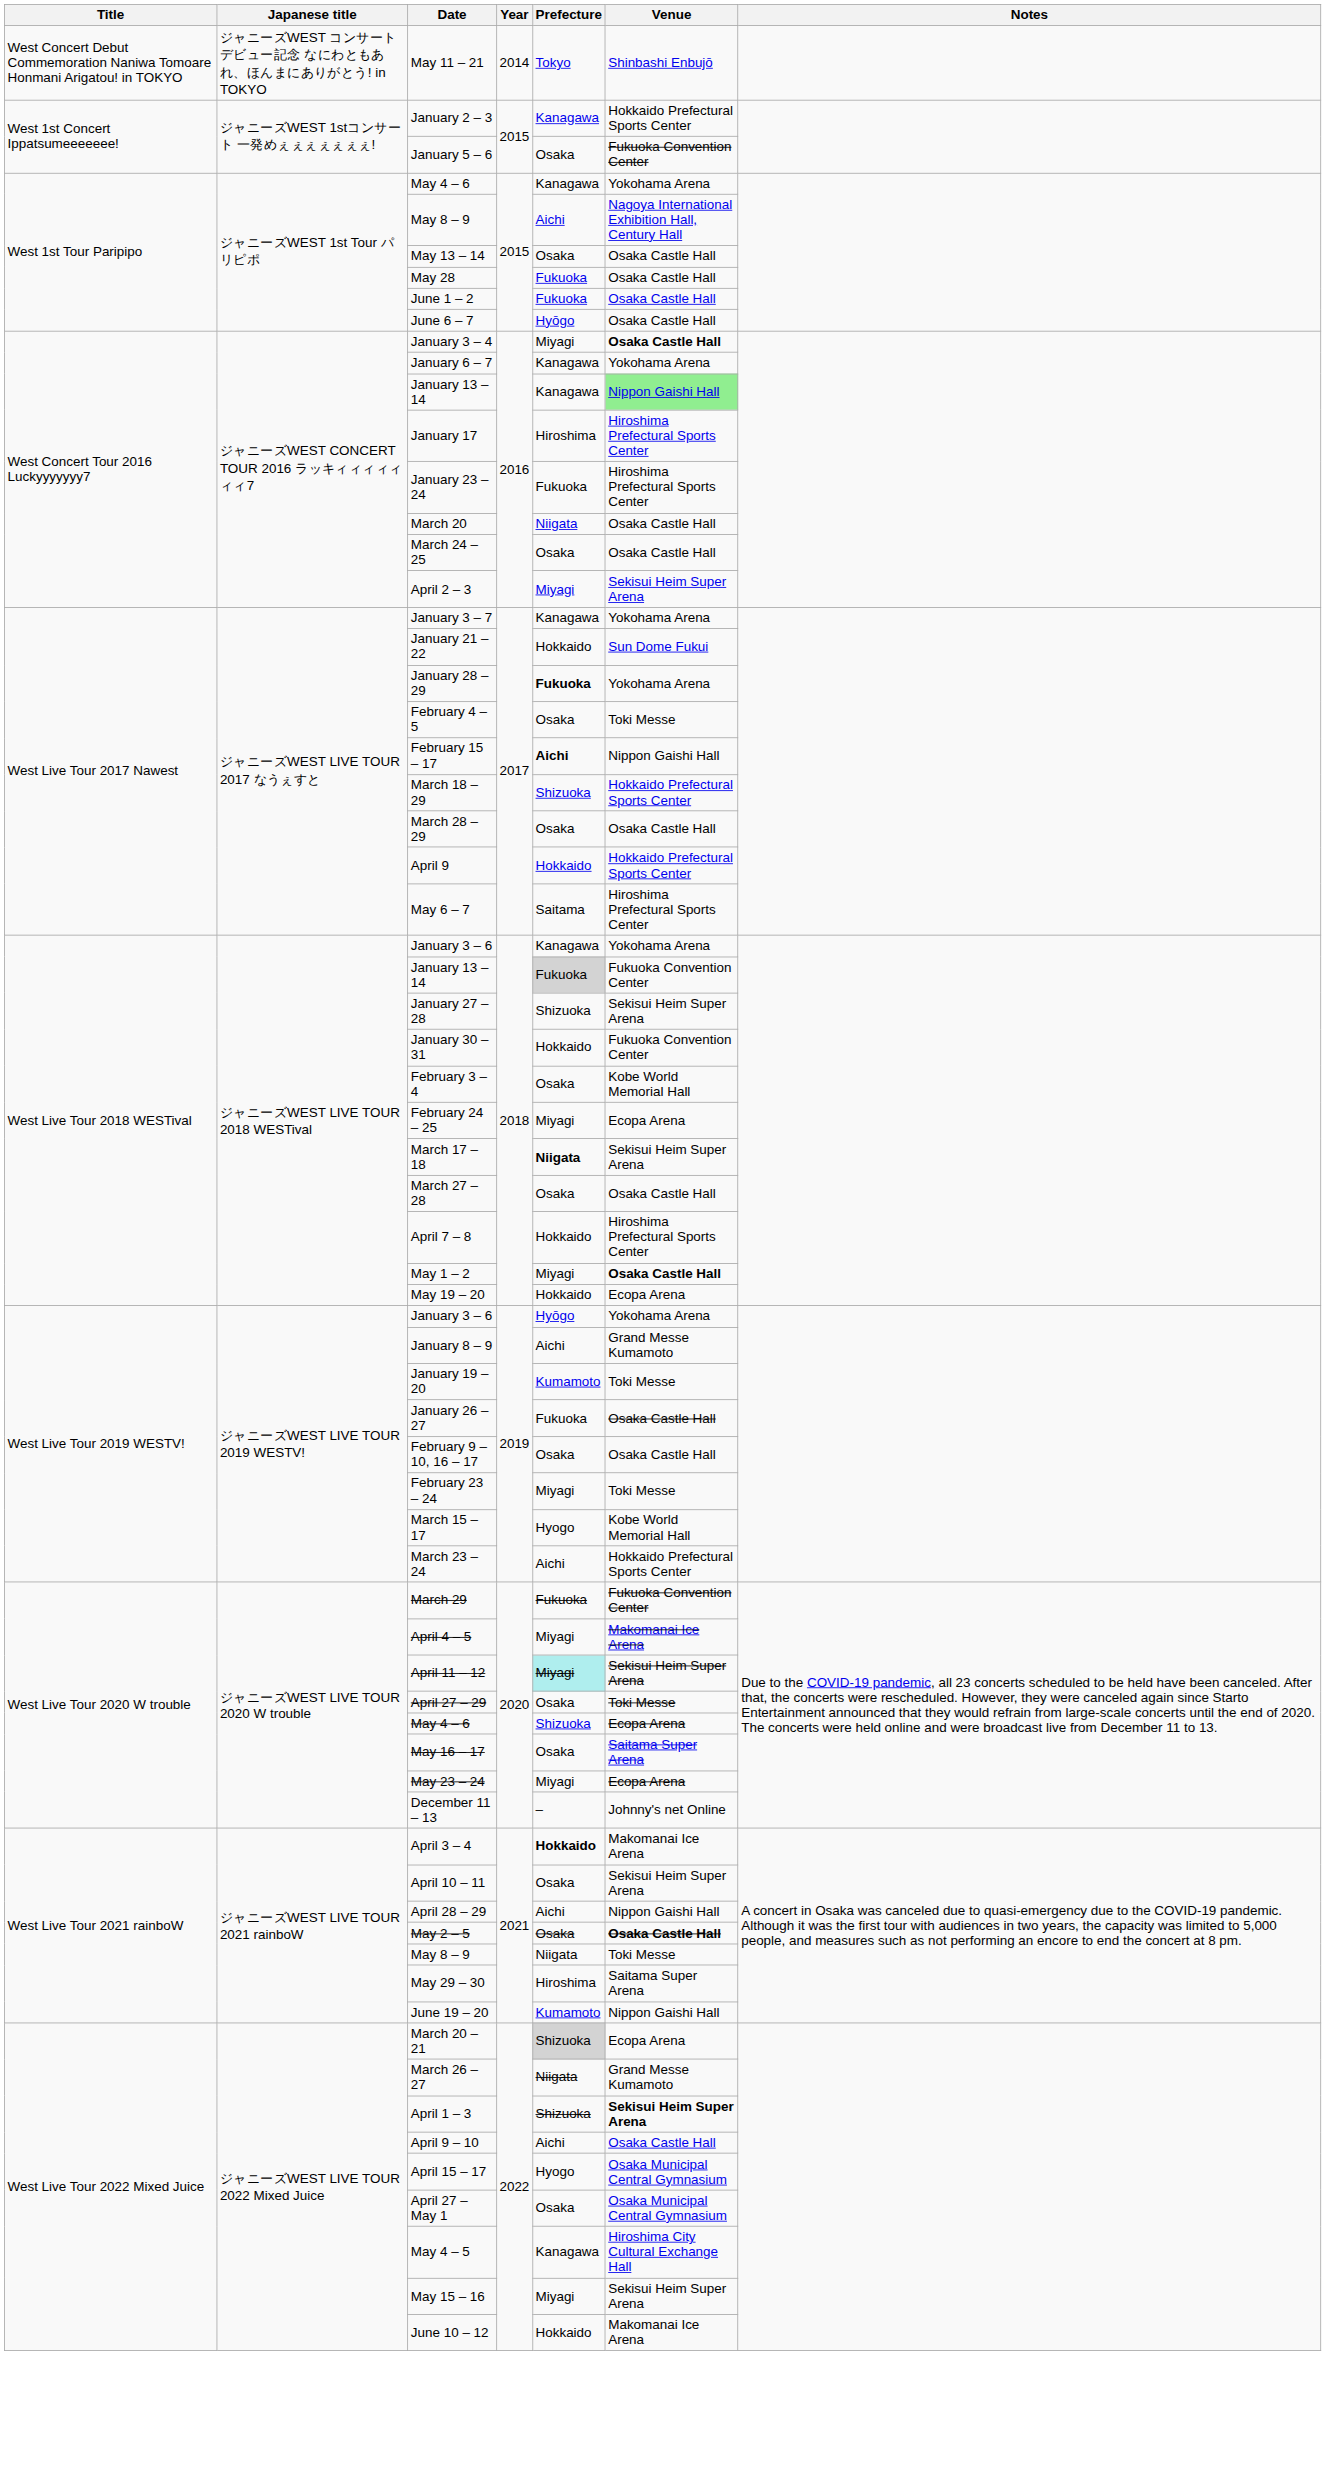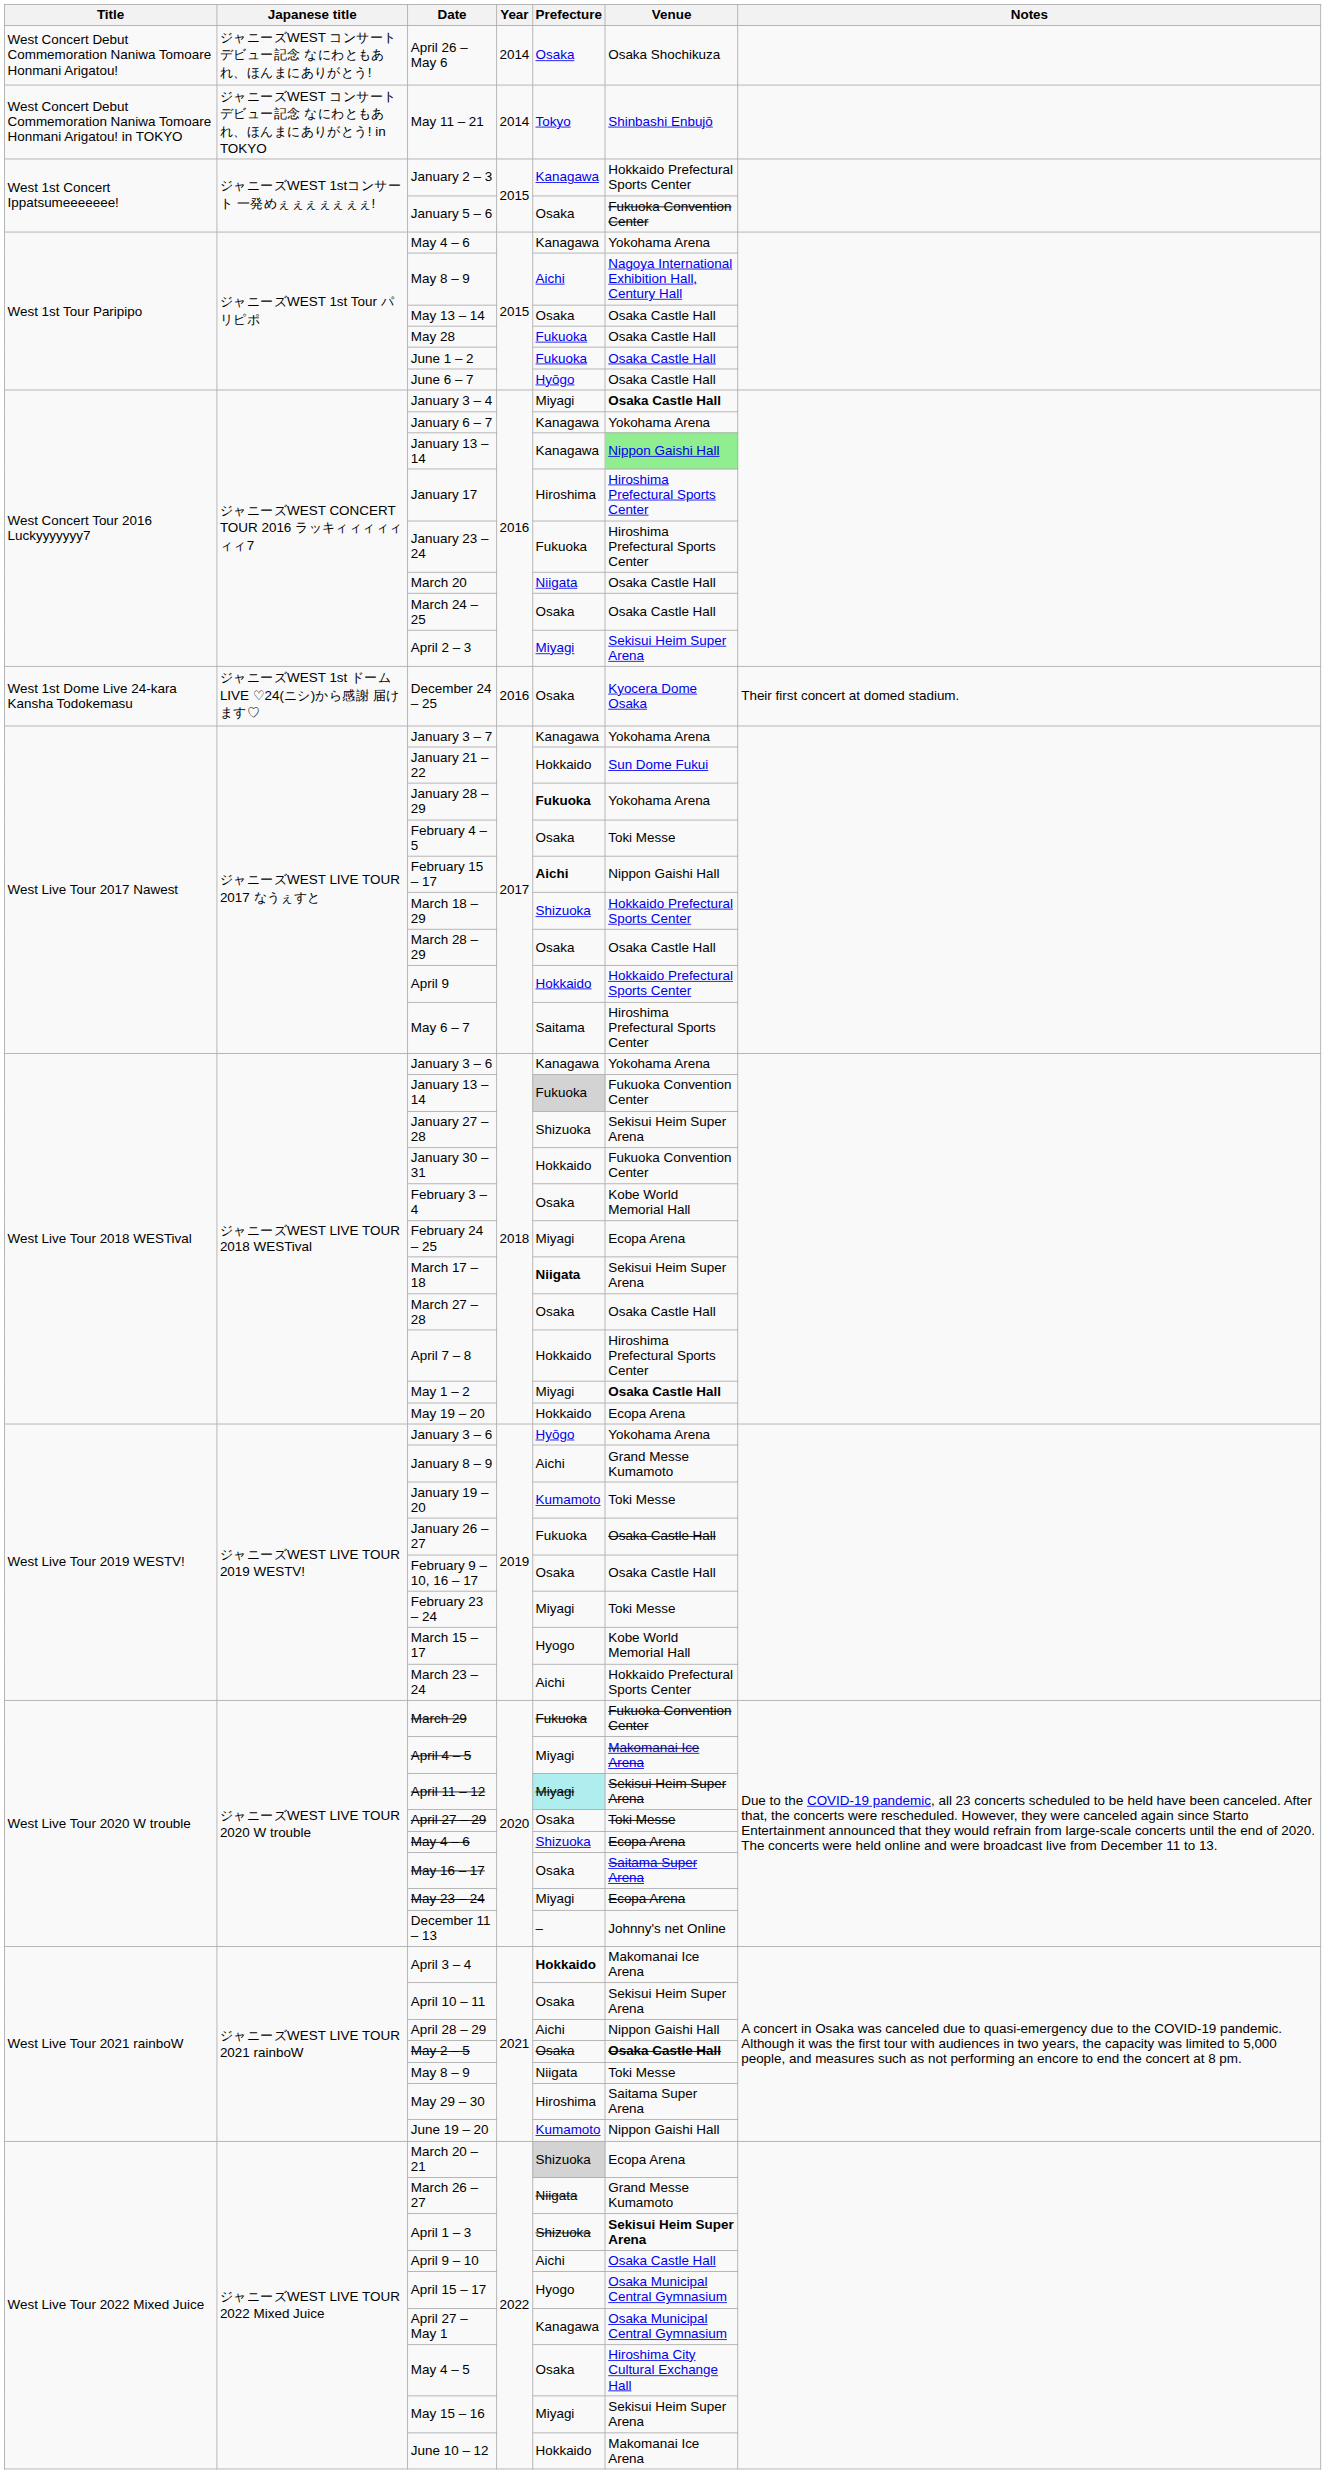+ row: (109, 55)
+ row: (92, 696)
(555, 2208) Osaka -> (567, 2326) Kanagawa
(567, 2252) Kanagawa -> (555, 2370) Osaka
